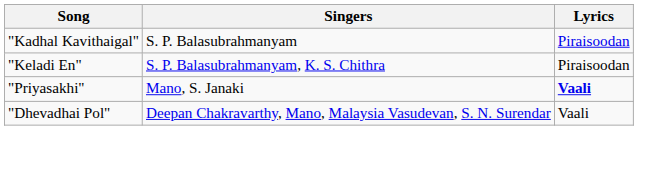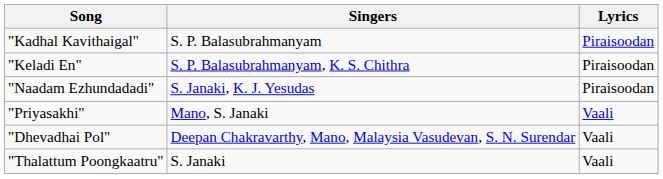+ row: (81, 88)
(574, 88) bold -> (598, 112) normal
+ row: (86, 161)
